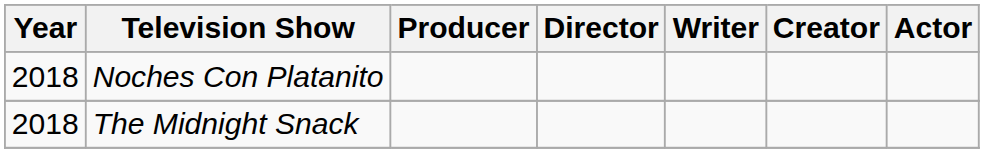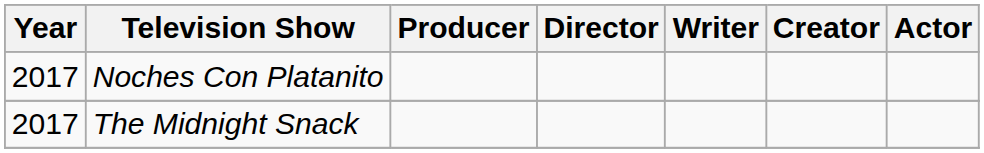(45, 76) 2018 -> (45, 76) 2017
(45, 123) 2018 -> (45, 123) 2017
